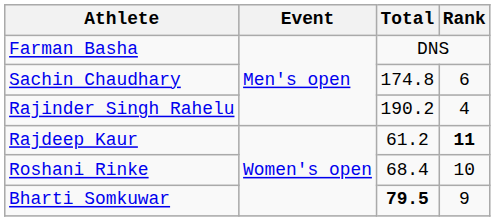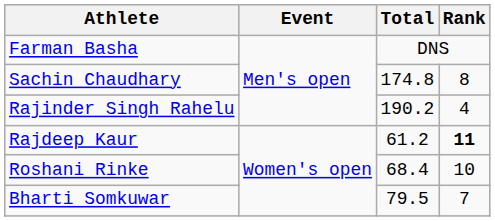(464, 80) 6 -> (464, 80) 8
(407, 200) bold -> (407, 200) normal
(464, 200) 9 -> (464, 200) 7
